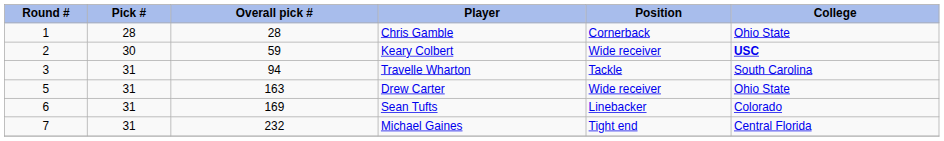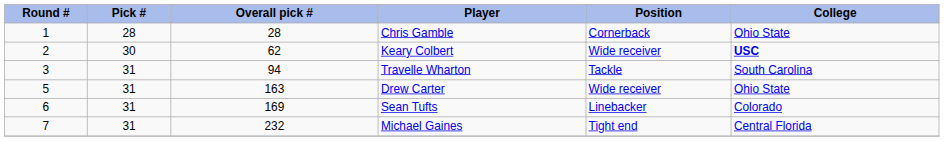(274, 51) 59 -> (274, 51) 62
